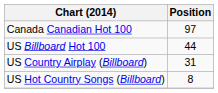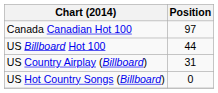(190, 79) 8 -> (190, 79) 0
